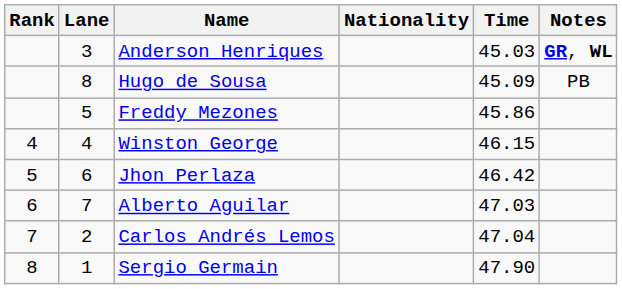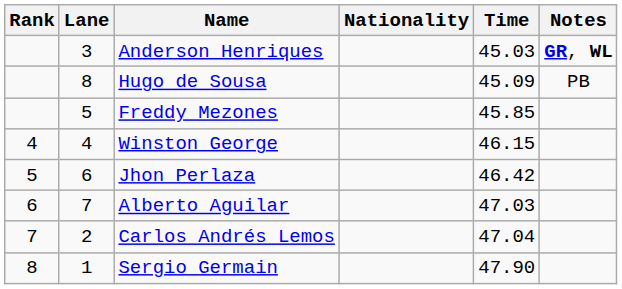(507, 113) 45.86 -> (507, 113) 45.85
